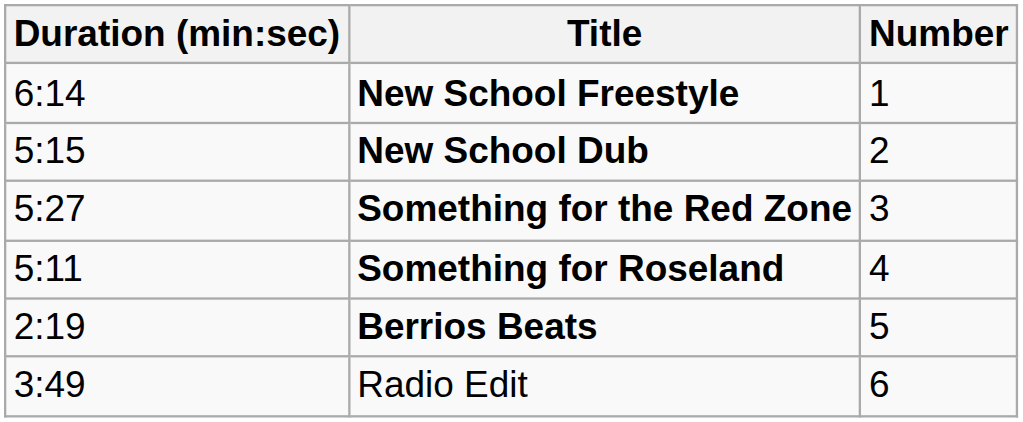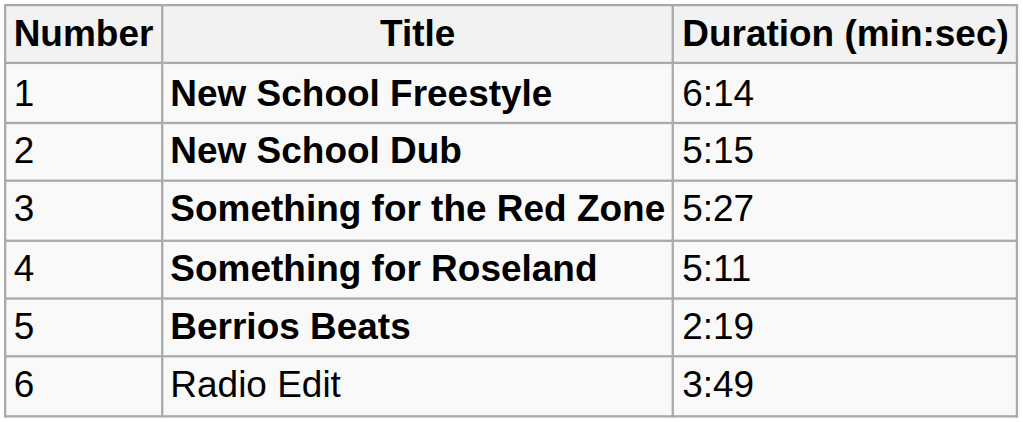columns swapped: (939, 33) <-> (177, 33)
